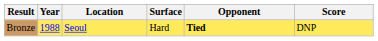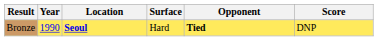(50, 28) 1988 -> (50, 28) 1990
(76, 28) normal -> (76, 28) bold
